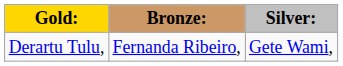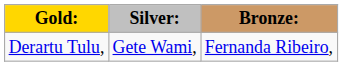columns swapped: (291, 18) <-> (177, 18)
